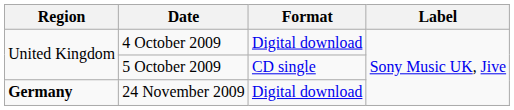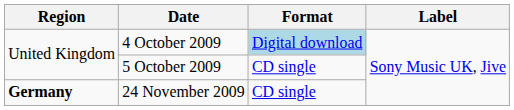(307, 42) no background -> (307, 42) lightblue background
(307, 92) Digital download -> (284, 92) CD single
